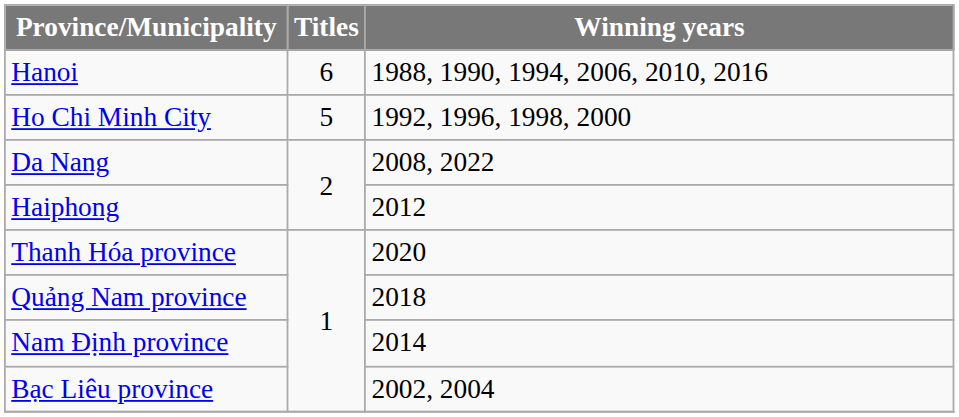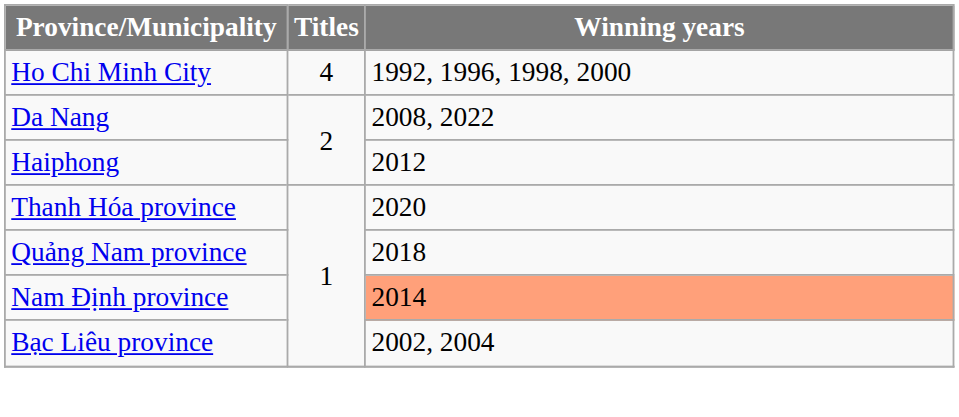- row: (45, 72)
(326, 117) 5 -> (326, 72) 4
(399, 343) no background -> (399, 297) lightsalmon background
